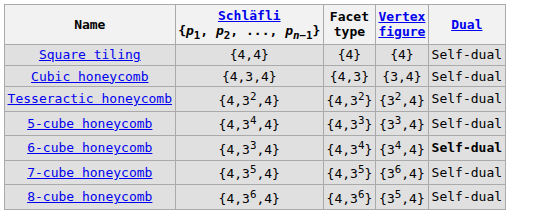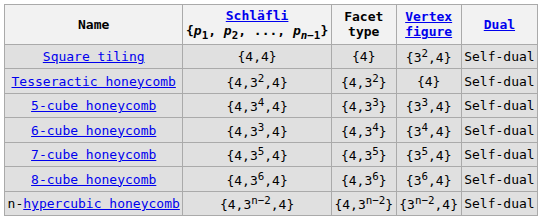(402, 55) {4} -> (429, 57) {32,4}
- row: (90, 76)
(402, 99) {32,4} -> (429, 81) {4}
(467, 148) bold -> (499, 130) normal
(402, 172) {36,4} -> (429, 155) {35,4}
(402, 197) {35,4} -> (429, 179) {36,4}
+ row: (94, 204)
